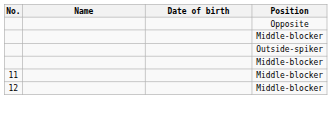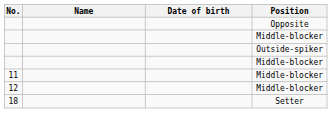+ row: (13, 101)
